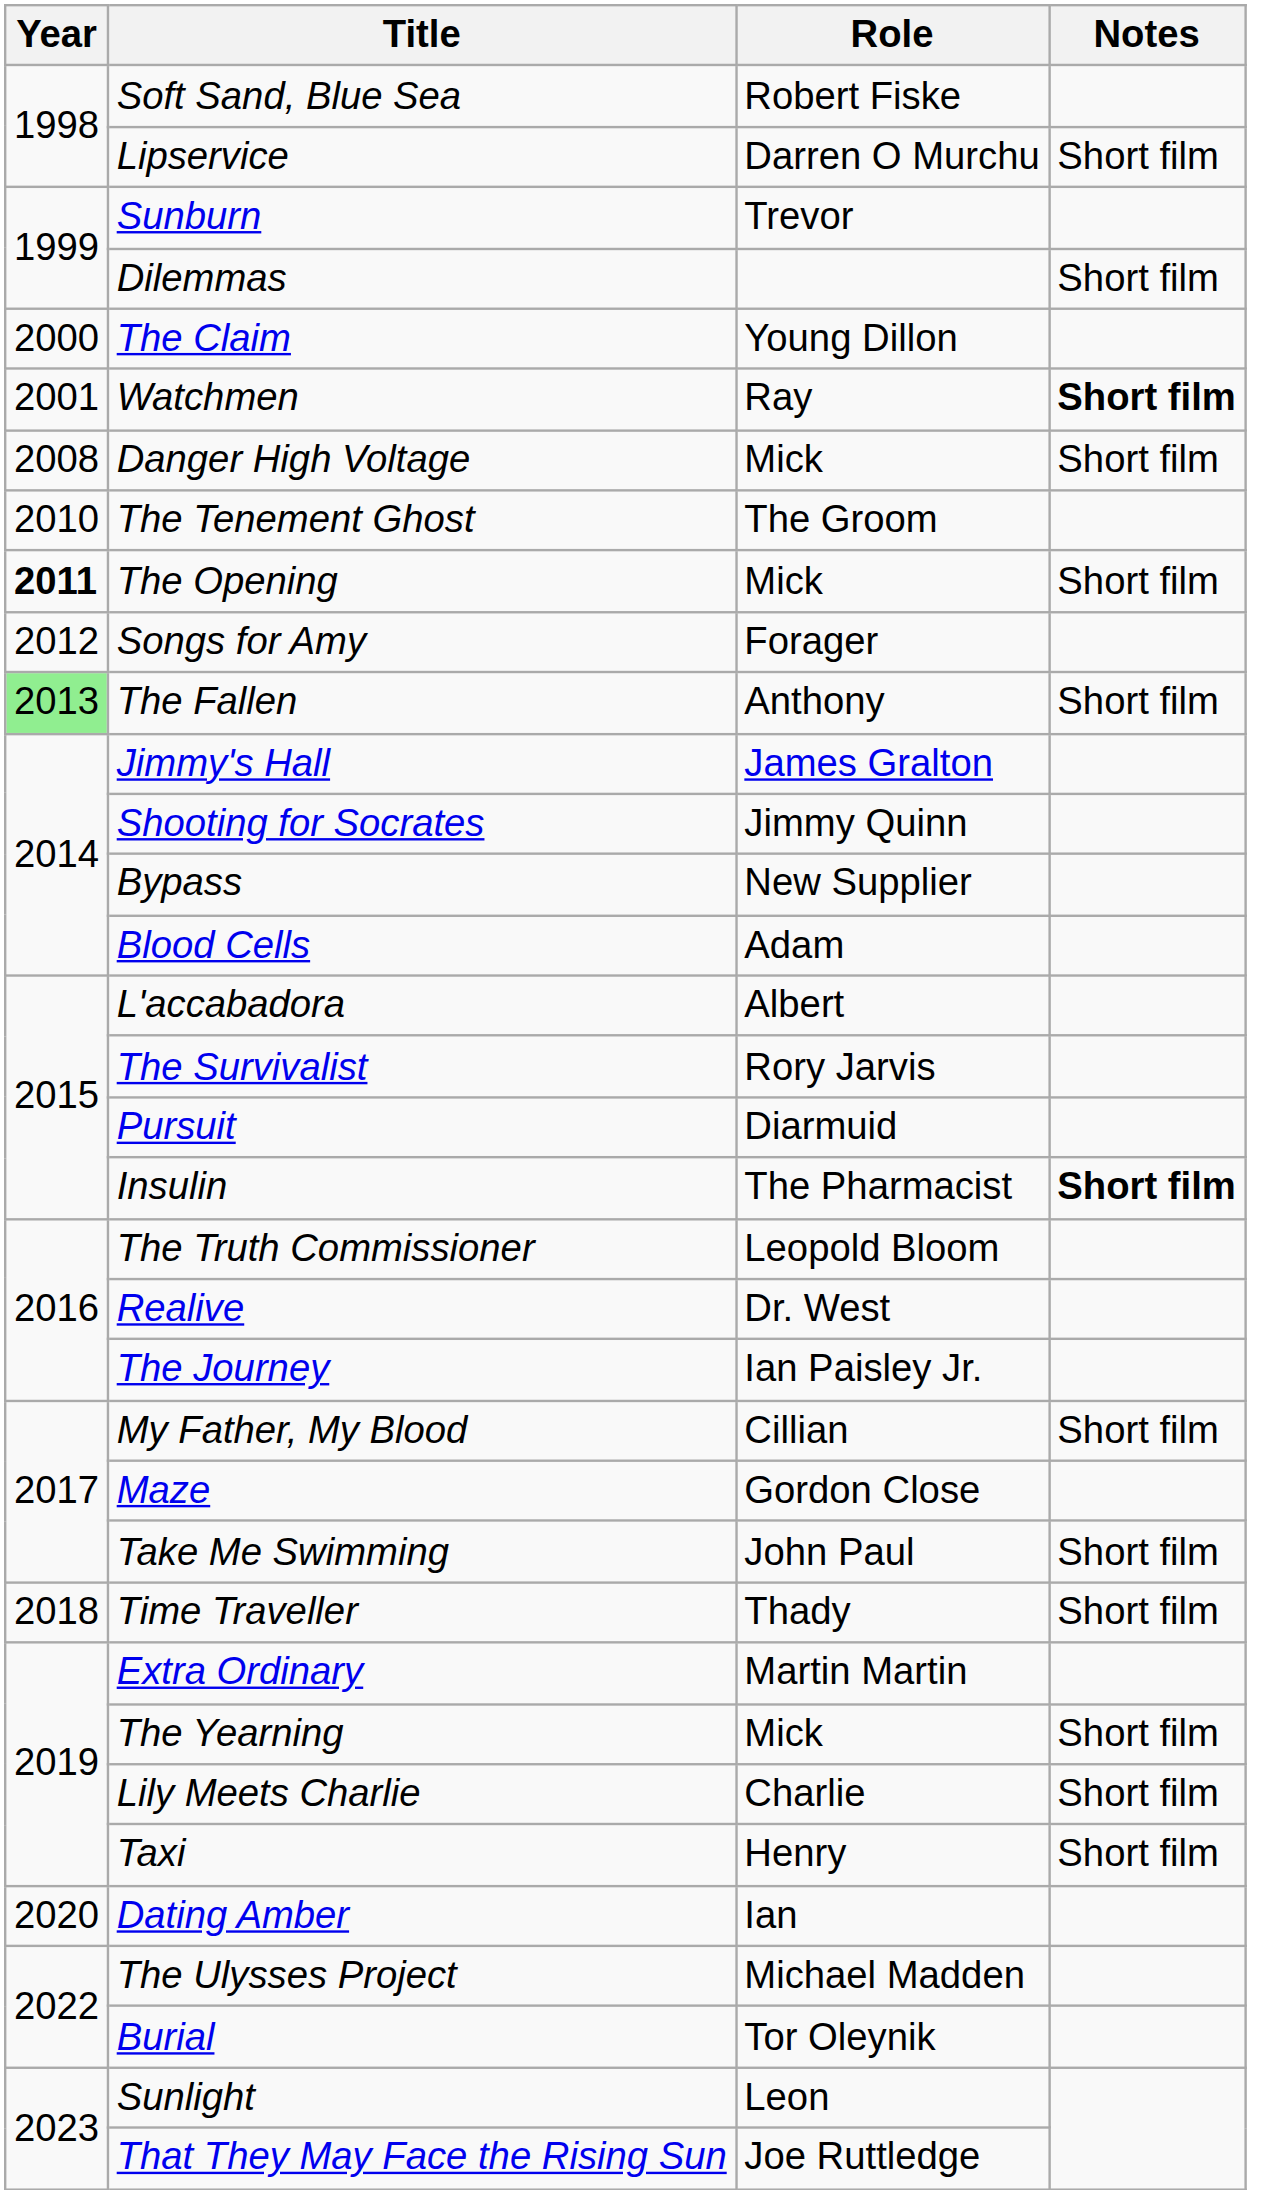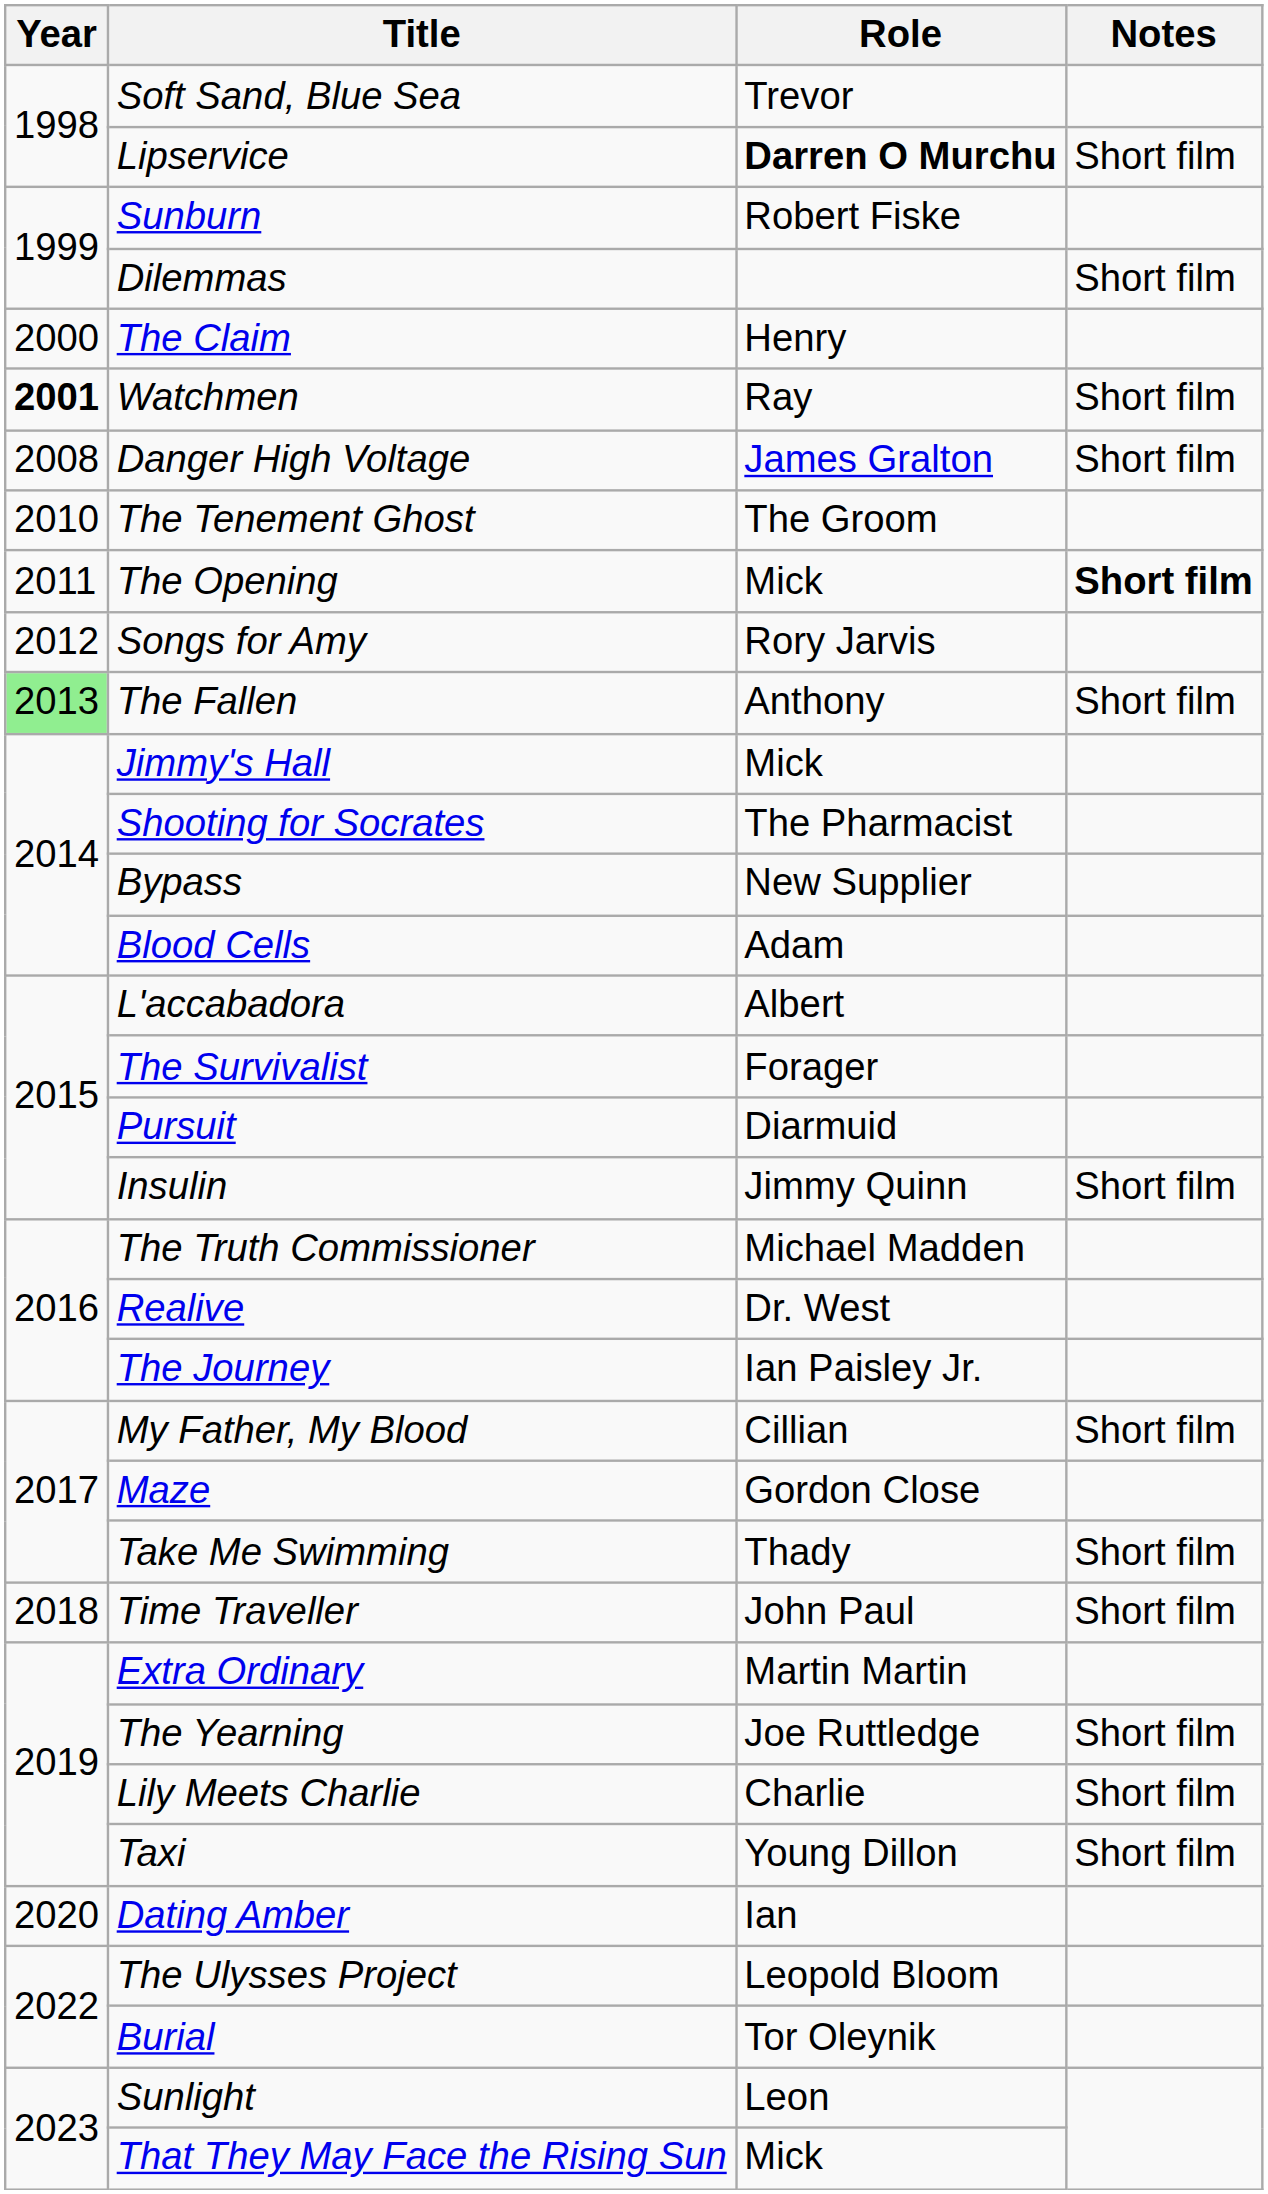(853, 95) Robert Fiske -> (799, 95) Trevor
(892, 156) normal -> (901, 156) bold
(799, 216) Trevor -> (853, 216) Robert Fiske
(851, 338) Young Dillon -> (795, 338) Henry
(57, 398) normal -> (57, 398) bold
(1147, 398) bold -> (1155, 398) normal
(784, 459) Mick -> (869, 459) James Gralton
(55, 580) bold -> (55, 580) normal
(1138, 580) normal -> (1164, 580) bold
(811, 641) Forager -> (840, 641) Rory Jarvis
(869, 762) James Gralton -> (784, 762) Mick
(856, 823) Jimmy Quinn -> (878, 823) The Pharmacist
(840, 1065) Rory Jarvis -> (811, 1065) Forager
(878, 1187) The Pharmacist -> (856, 1187) Jimmy Quinn
(1147, 1187) bold -> (1155, 1187) normal
(872, 1247) Leopold Bloom -> (885, 1247) Michael Madden
(829, 1550) John Paul -> (797, 1550) Thady
(797, 1611) Thady -> (829, 1611) John Paul
(784, 1732) Mick -> (862, 1732) Joe Ruttledge
(795, 1854) Henry -> (851, 1854) Young Dillon
(885, 1975) Michael Madden -> (872, 1975) Leopold Bloom
(862, 2157) Joe Ruttledge -> (784, 2157) Mick
